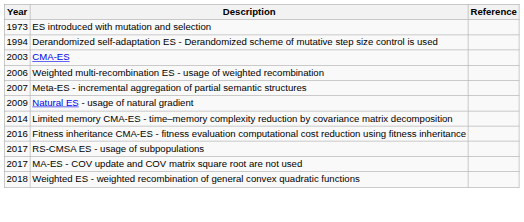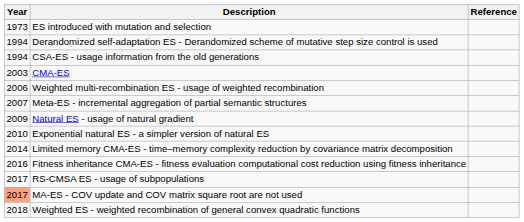+ row: (146, 57)
+ row: (151, 133)
(17, 164) no background -> (17, 194) lightsalmon background
